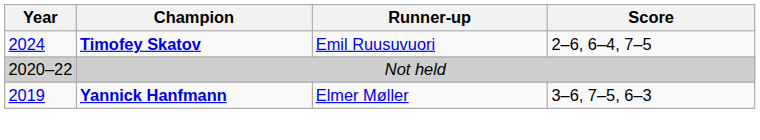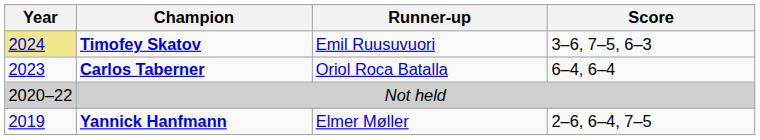(27, 44) no background -> (27, 44) khaki background
(602, 44) 2–6, 6–4, 7–5 -> (602, 44) 3–6, 7–5, 6–3
+ row: (142, 70)
(602, 96) 3–6, 7–5, 6–3 -> (602, 122) 2–6, 6–4, 7–5
